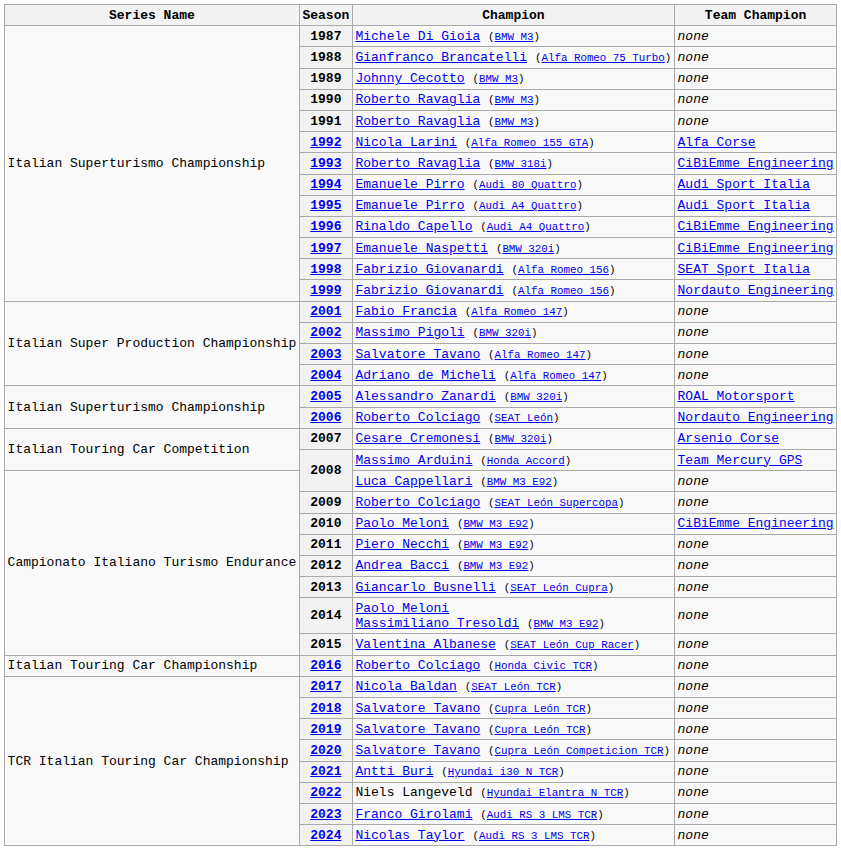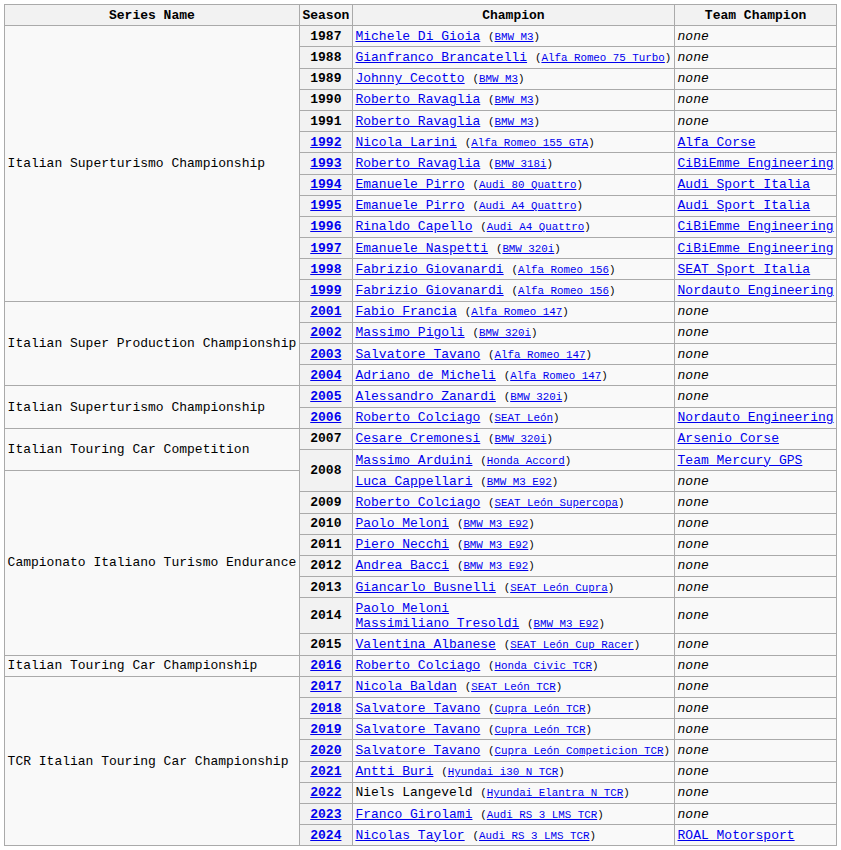(736, 396) ROAL Motorsport -> (693, 396) none
(756, 524) CiBiEmme Engineering -> (693, 524) none
(693, 835) none -> (736, 835) ROAL Motorsport
